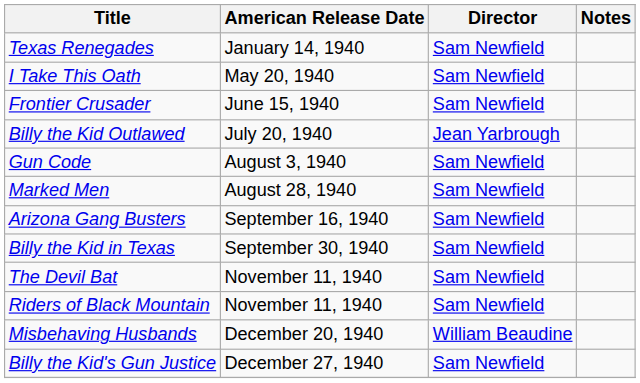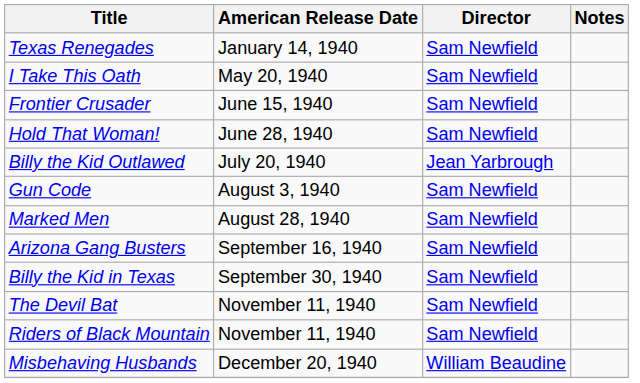+ row: (84, 133)
- row: (112, 362)
